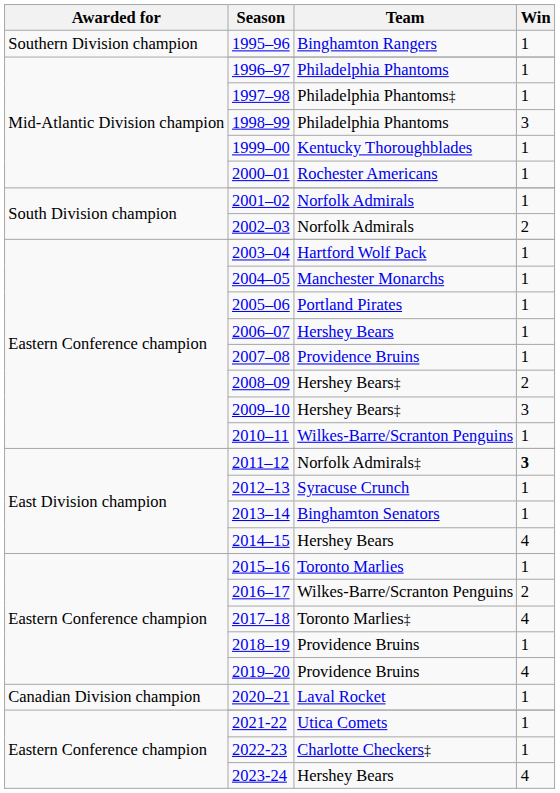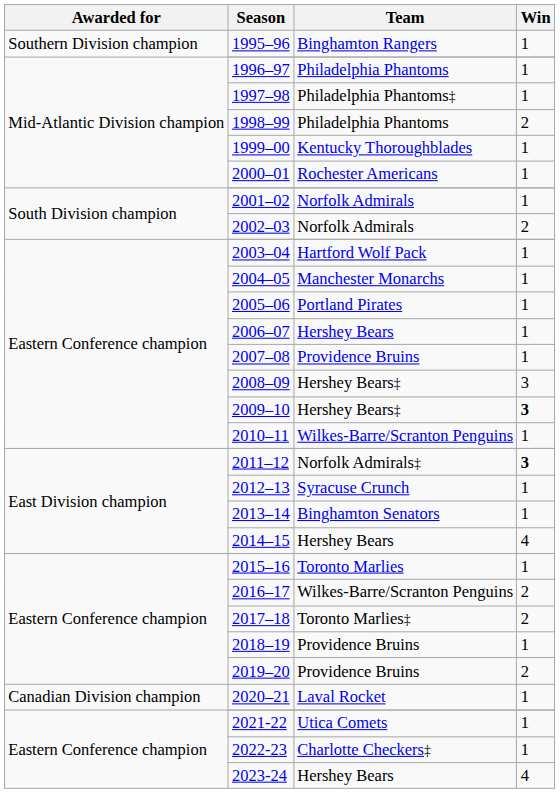(525, 122) 3 -> (525, 122) 2
(525, 383) 2 -> (525, 383) 3
(525, 409) normal -> (525, 409) bold
(525, 618) 4 -> (525, 618) 2
(525, 670) 4 -> (525, 670) 2
